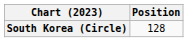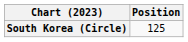(156, 29) 128 -> (156, 29) 125
